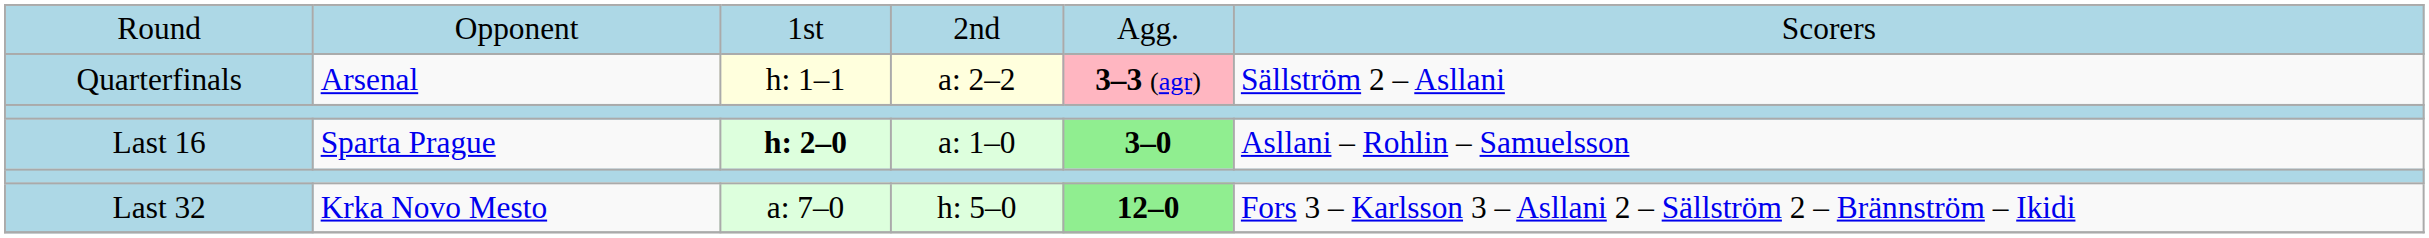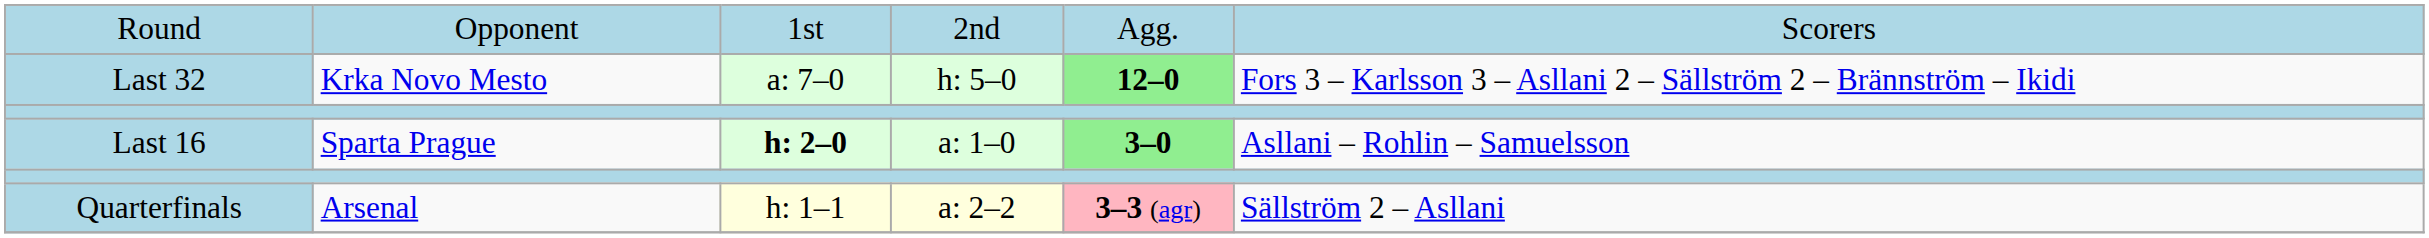rows swapped: (159, 207) <-> (159, 79)
